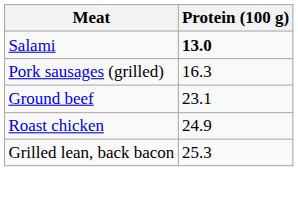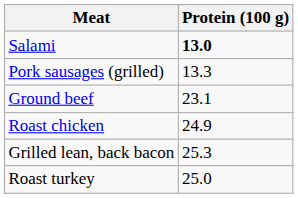(197, 71) 16.3 -> (197, 71) 13.3
+ row: (52, 179)
